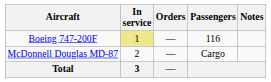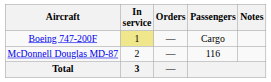(213, 38) 116 -> (213, 38) Cargo
(213, 54) Cargo -> (213, 54) 116
